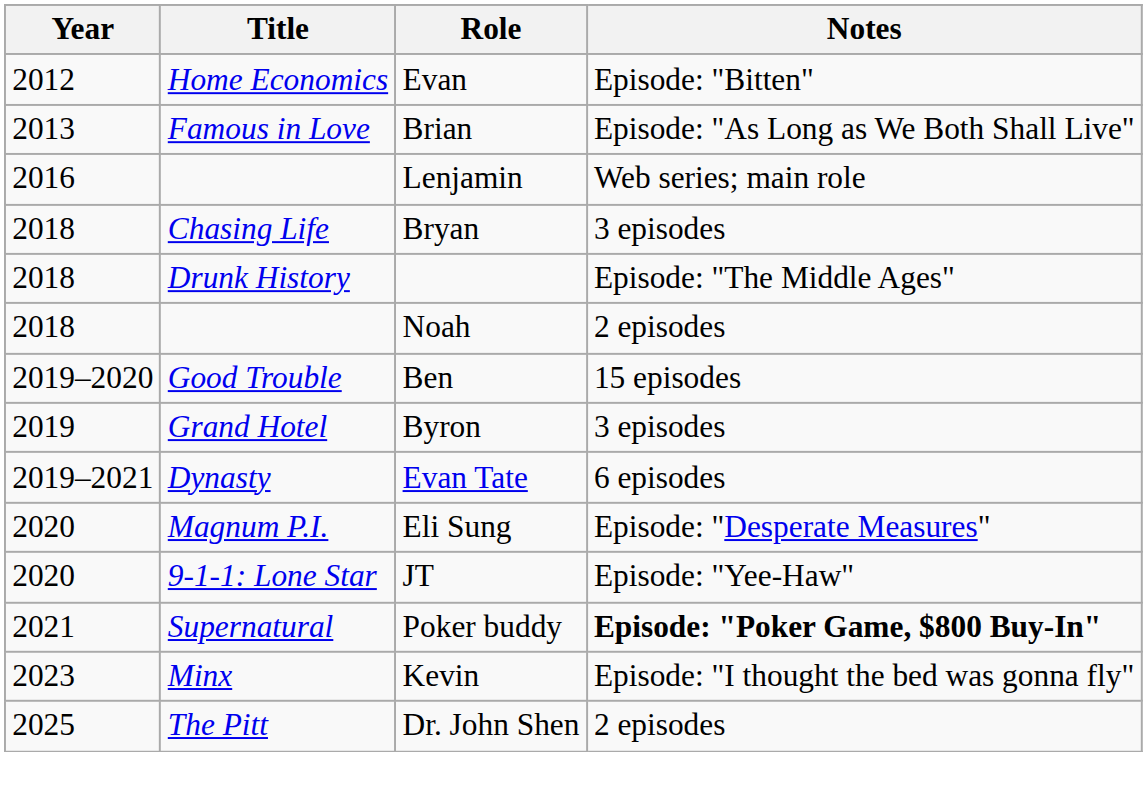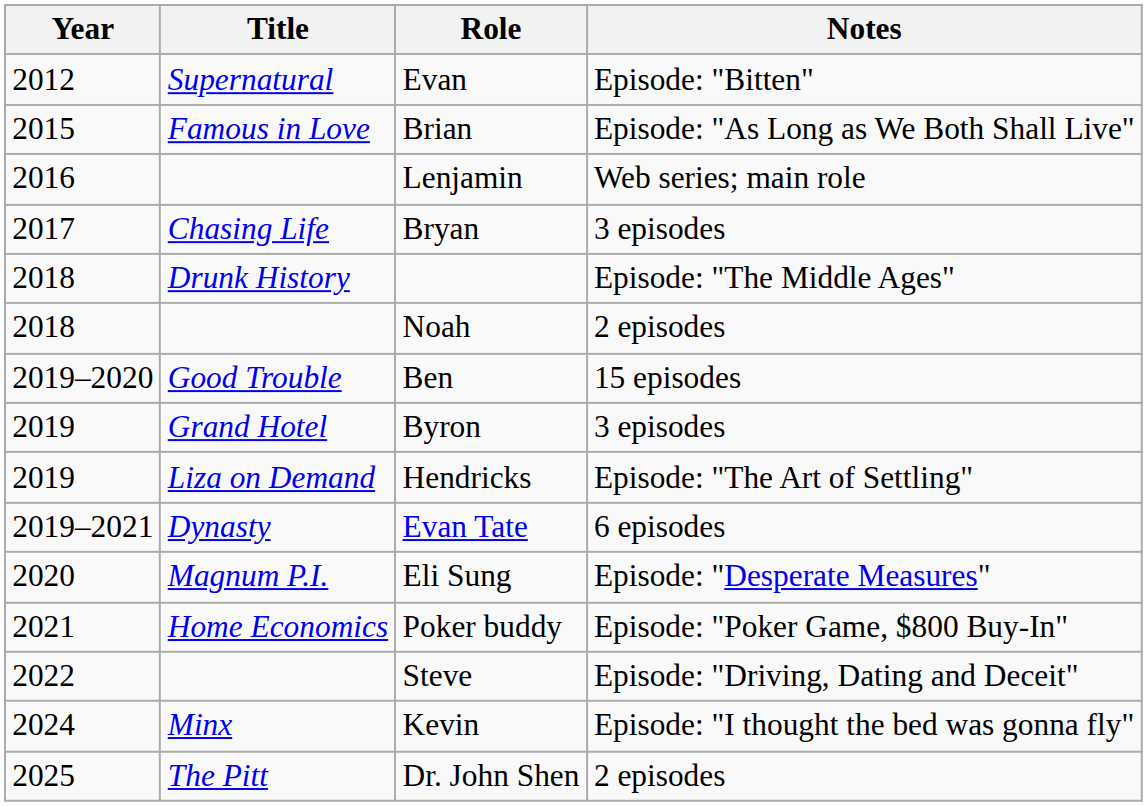(278, 79) Home Economics -> (251, 79) Supernatural
(44, 128) 2013 -> (44, 128) 2015
(44, 228) 2018 -> (44, 228) 2017
+ row: (467, 476)
- row: (418, 576)
(251, 626) Supernatural -> (278, 626) Home Economics
(848, 626) bold -> (831, 626) normal
+ row: (437, 675)
(44, 675) 2023 -> (44, 725) 2024
